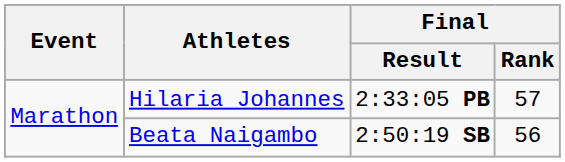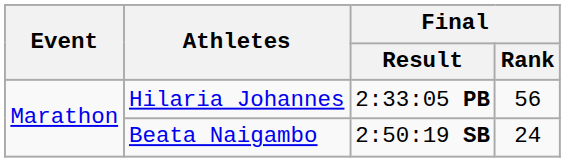(528, 99) 57 -> (528, 99) 56
(528, 137) 56 -> (528, 137) 24
